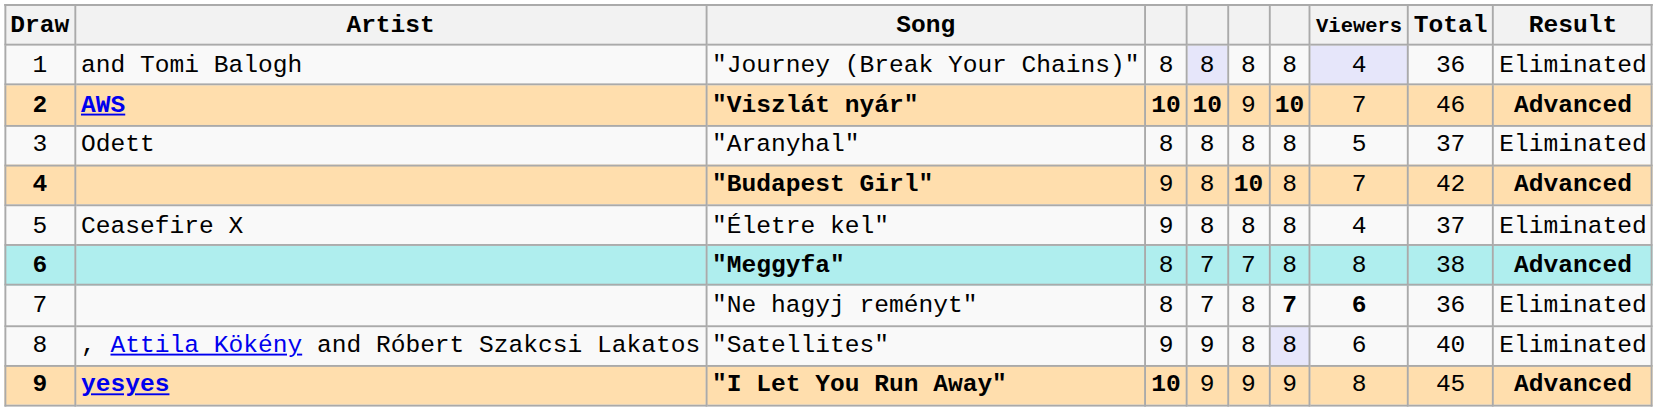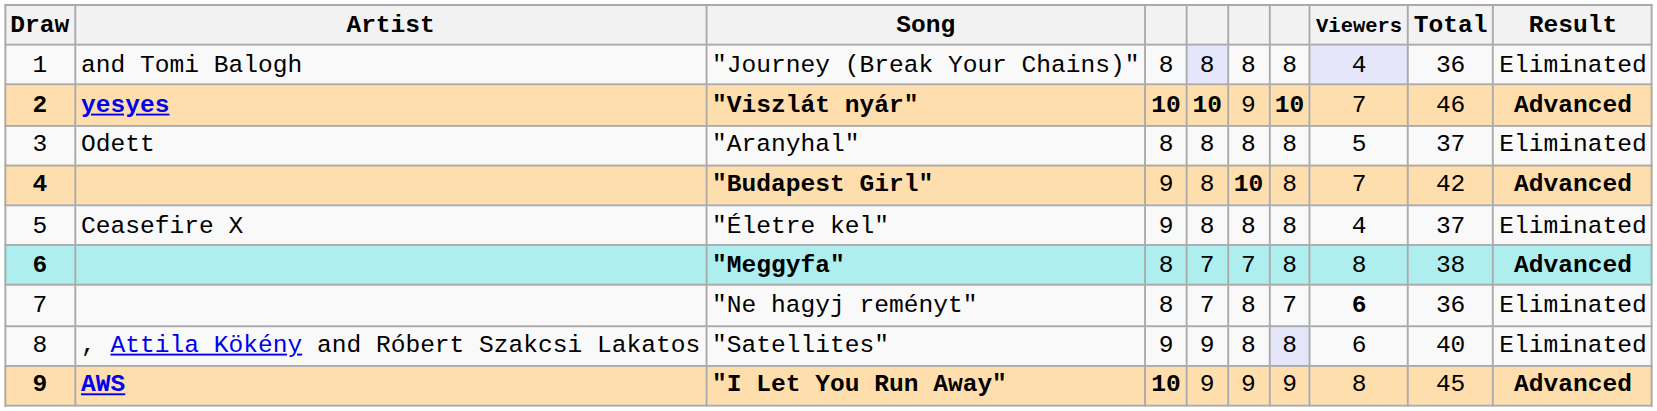(103, 105) AWS -> (125, 105) yesyes
(1290, 305) bold -> (1290, 305) normal
(125, 385) yesyes -> (103, 385) AWS
